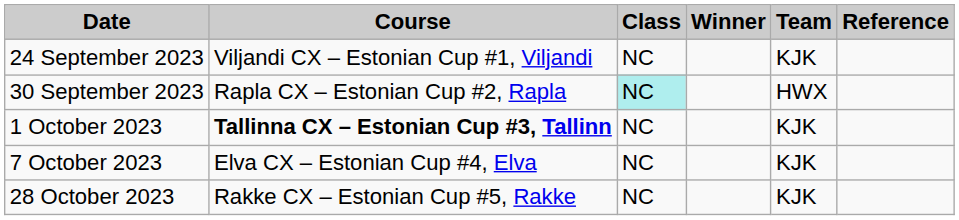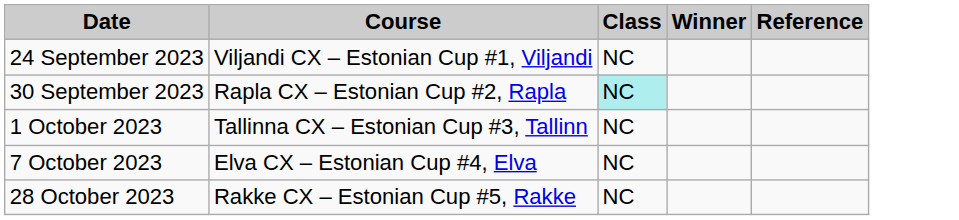- column: (804, 22)
(413, 127) bold -> (401, 127) normal
